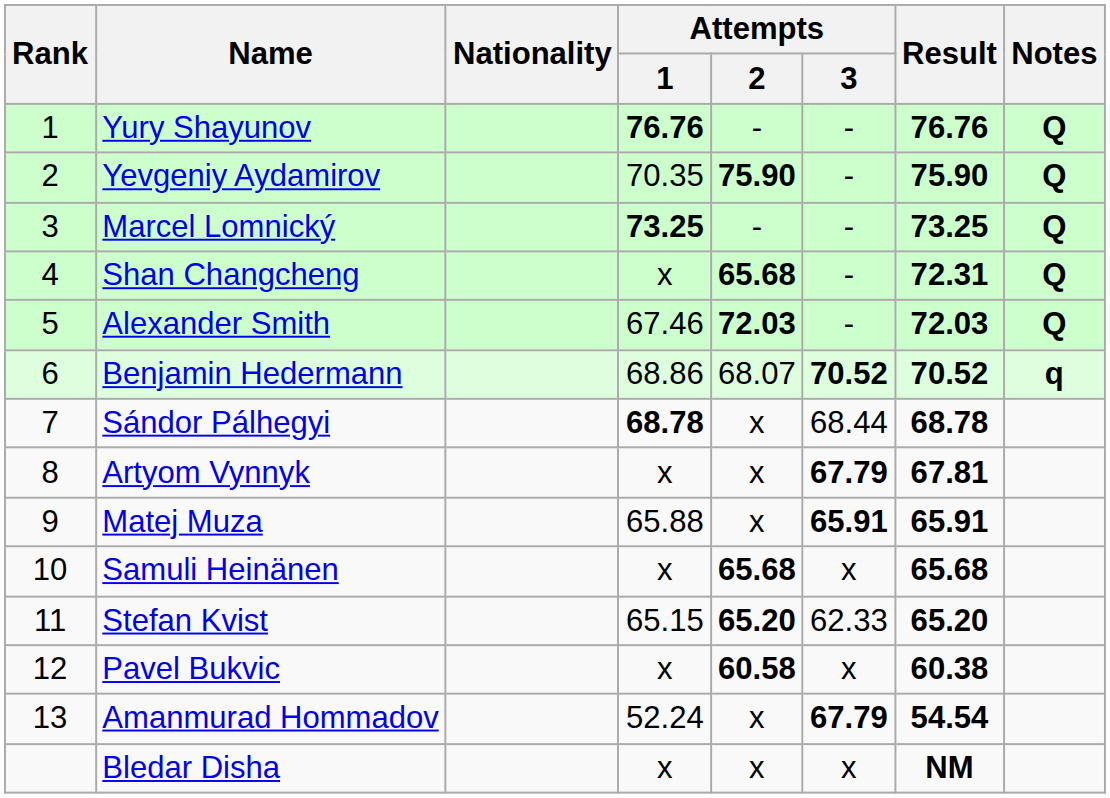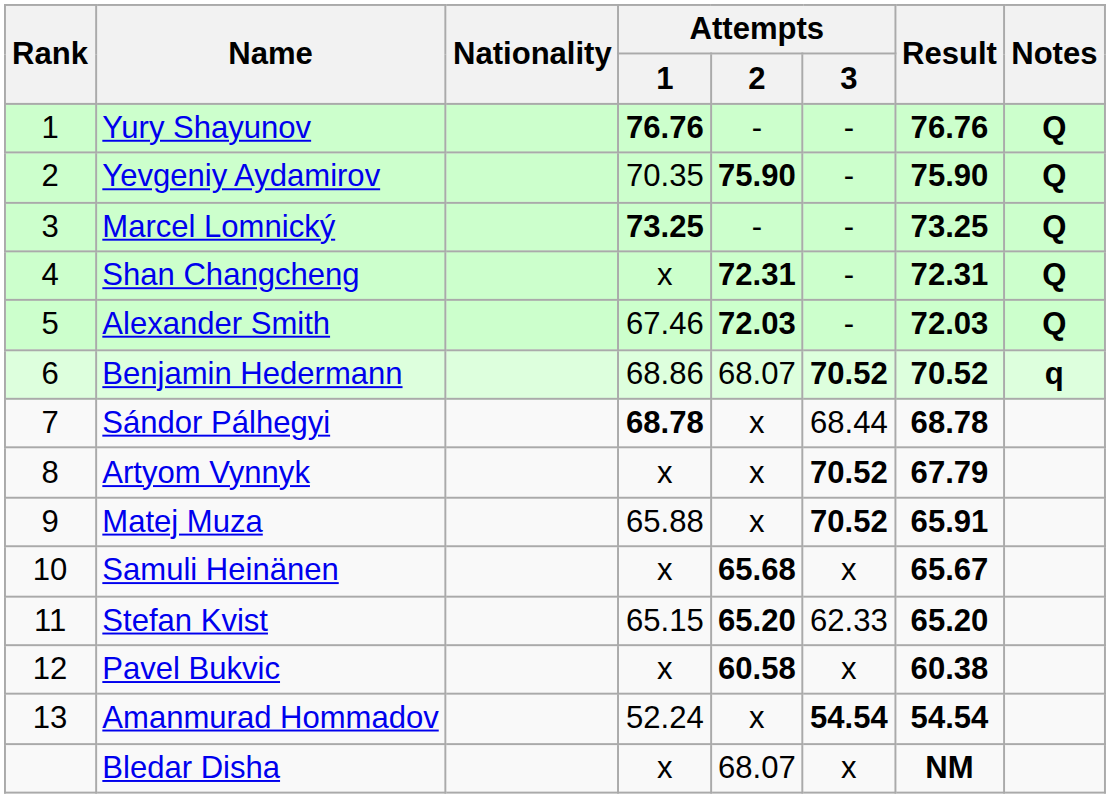(757, 275) 65.68 -> (757, 275) 72.31
(849, 472) 67.79 -> (849, 472) 70.52
(949, 472) 67.81 -> (949, 472) 67.79
(849, 521) 65.91 -> (849, 521) 70.52
(949, 570) 65.68 -> (949, 570) 65.67
(849, 718) 67.79 -> (849, 718) 54.54
(757, 767) x -> (757, 767) 68.07
